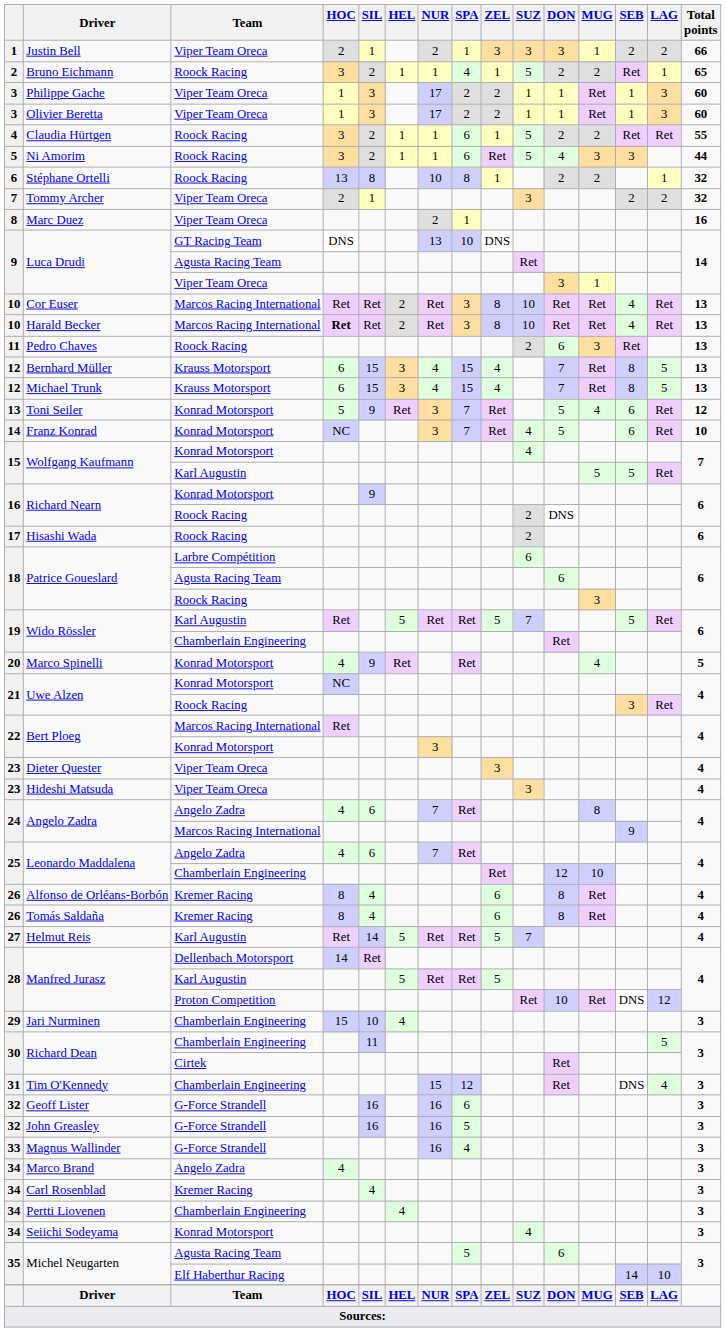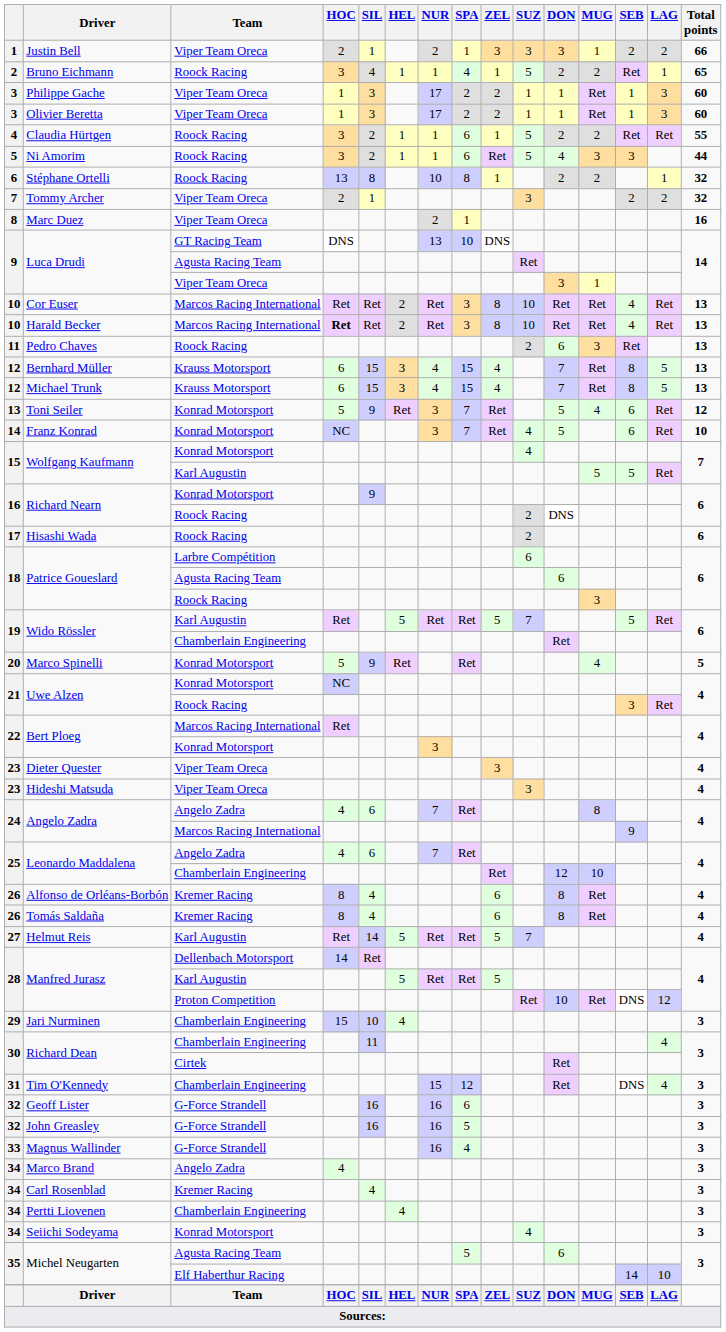(372, 71) 2 -> (372, 71) 4
(341, 662) 4 -> (341, 662) 5
(664, 1042) 5 -> (664, 1042) 4
